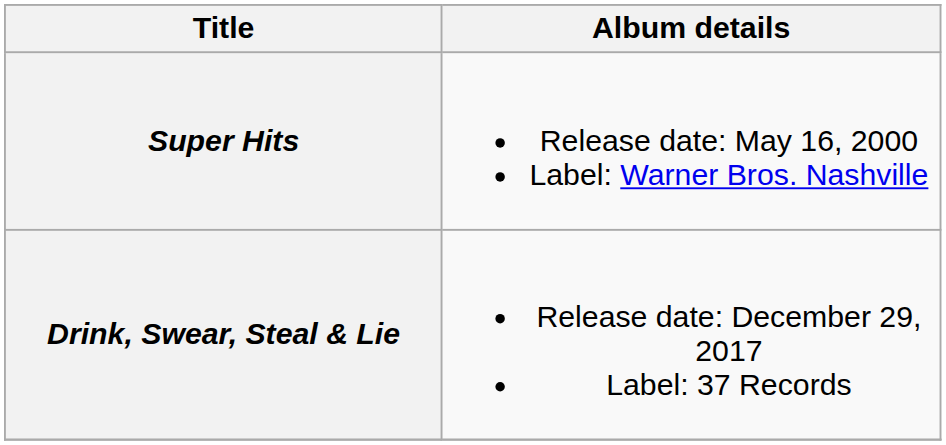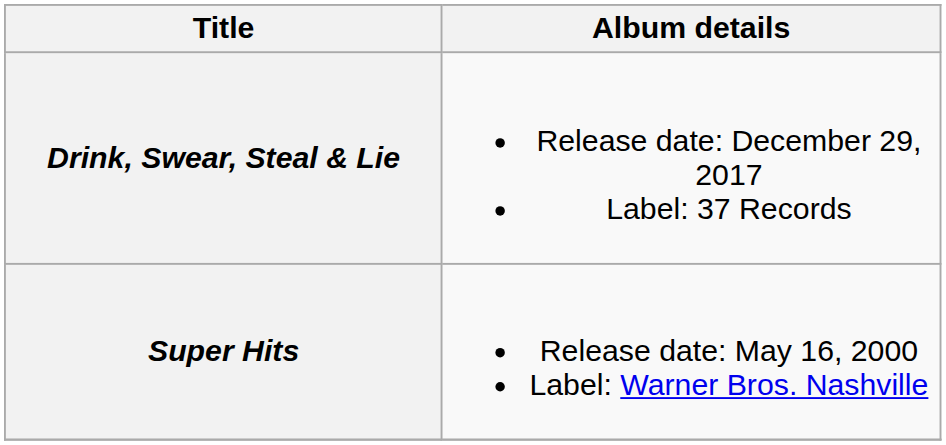rows swapped: (224, 140) <-> (224, 334)
